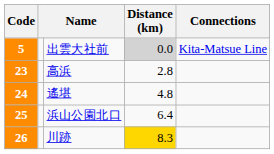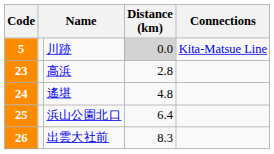(78, 49) 出雲大社前 -> (59, 49) 川跡
(59, 137) 川跡 -> (78, 137) 出雲大社前
(165, 137) gold background -> (165, 137) no background
